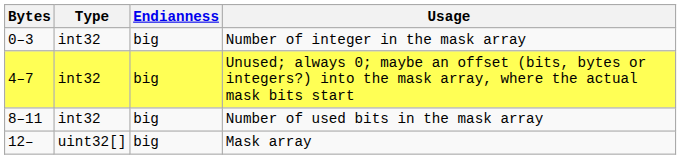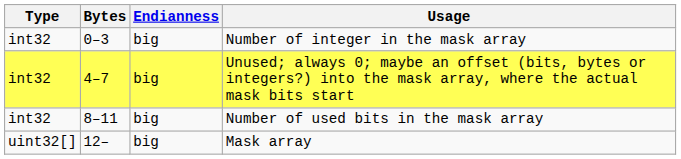columns swapped: (29, 16) <-> (92, 16)
